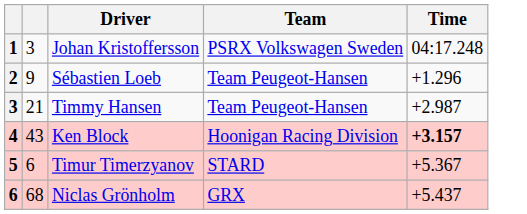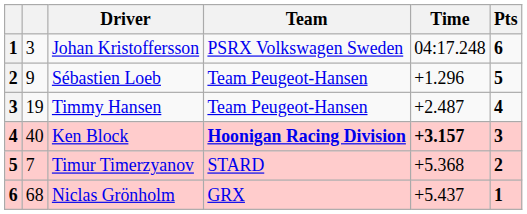+ column: (506, 19)
(35, 107) 21 -> (35, 107) 19
(436, 107) +2.987 -> (439, 107) +2.487
(35, 136) 43 -> (35, 136) 40
(303, 136) normal -> (307, 136) bold
(30, 165) 6 -> (30, 165) 7
(436, 165) +5.367 -> (439, 165) +5.368
